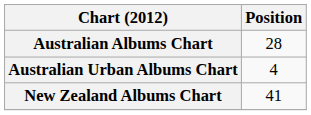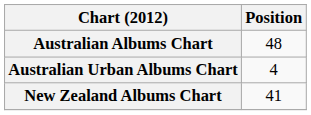(274, 43) 28 -> (274, 43) 48
